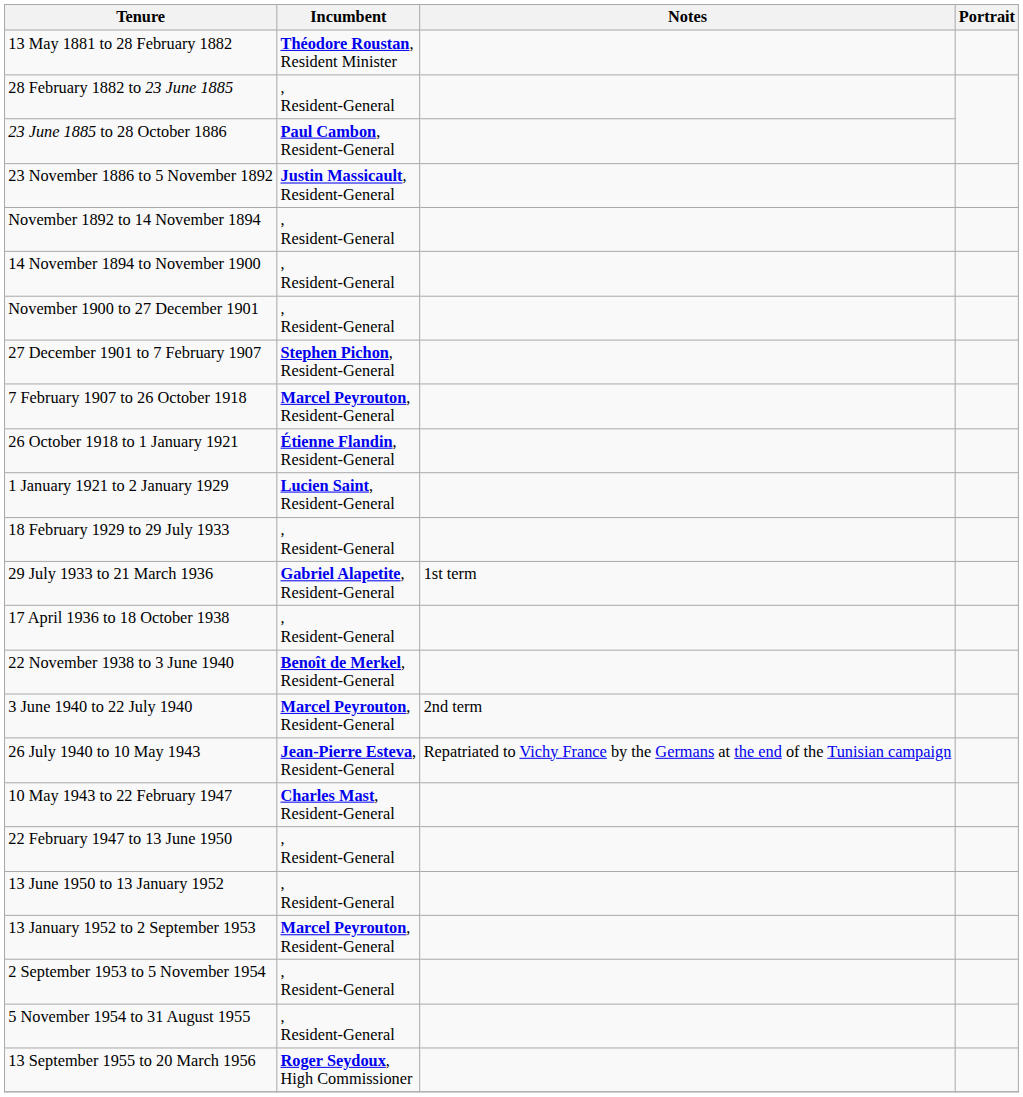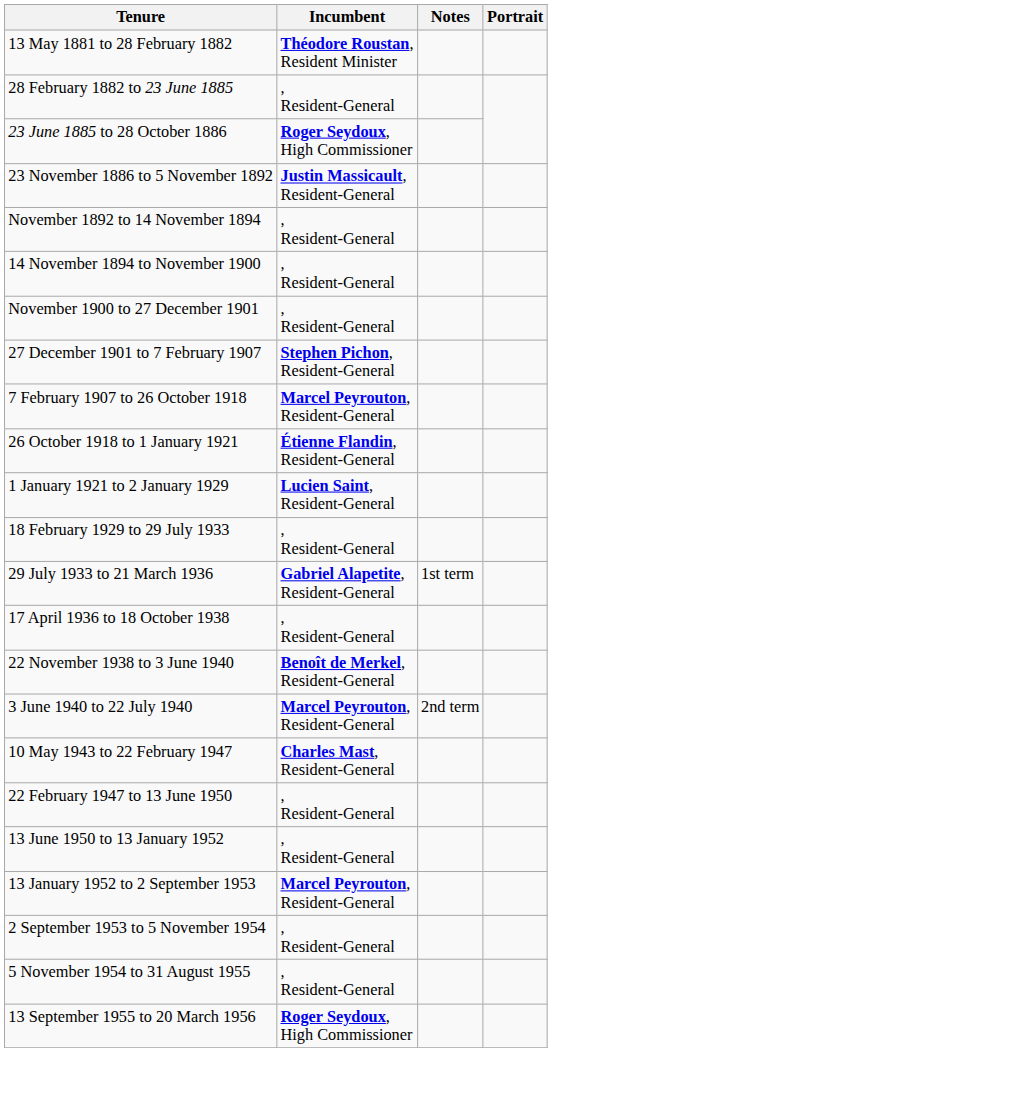(338, 140) Paul Cambon, Resident-General -> (346, 140) Roger Seydoux, High Commissioner
- row: (104, 751)
